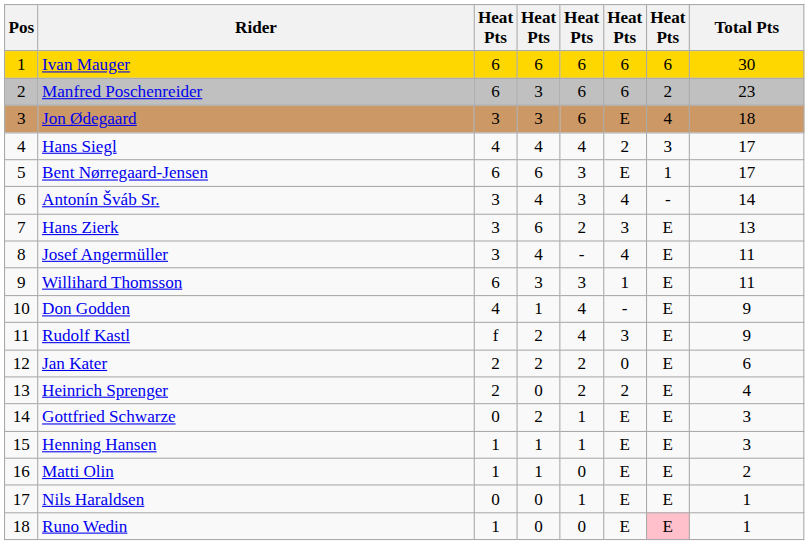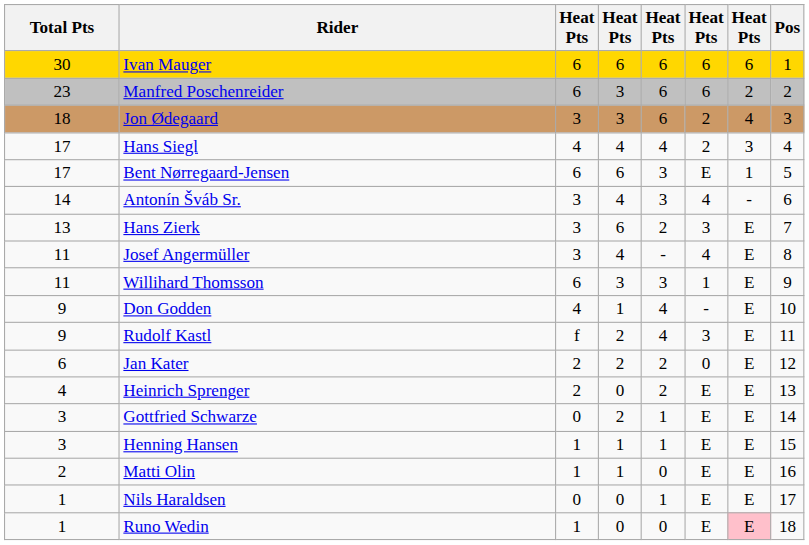columns swapped: (21, 27) <-> (747, 27)
(625, 118) E -> (706, 118) 2
(625, 390) 2 -> (706, 390) E
